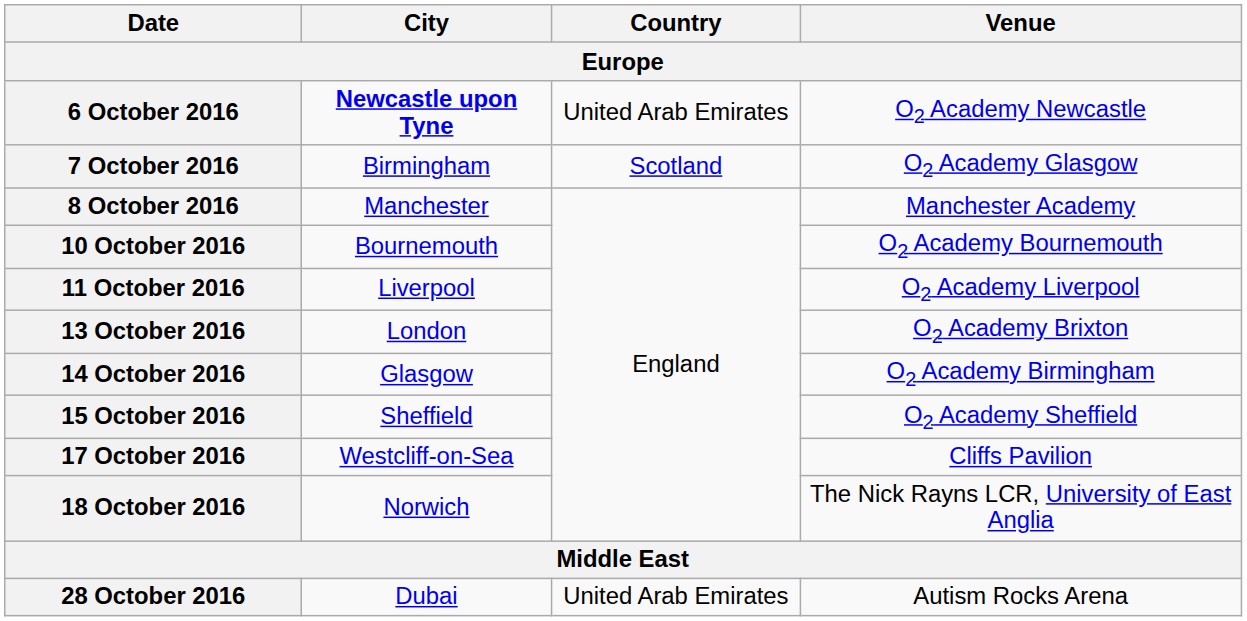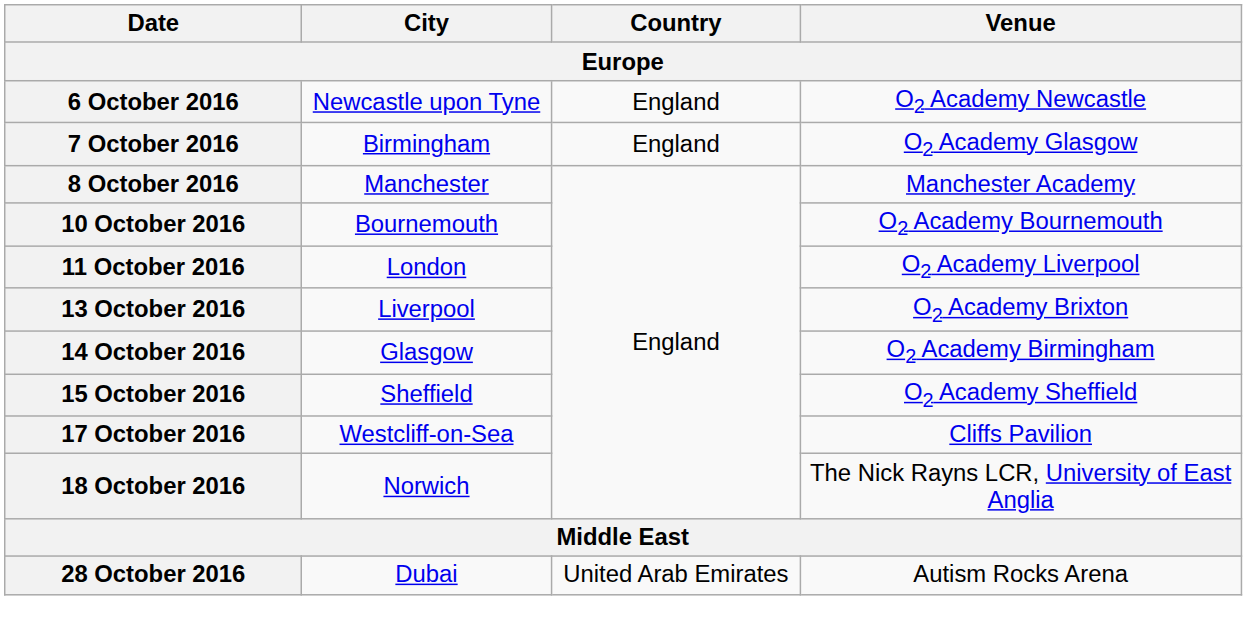(427, 112) bold -> (427, 101) normal
(676, 112) United Arab Emirates -> (676, 101) England
(676, 166) Scotland -> (676, 143) England
(427, 288) Liverpool -> (426, 266) London
(426, 331) London -> (427, 309) Liverpool
